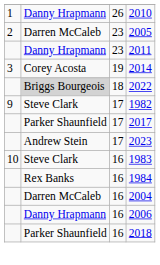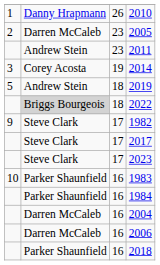(65, 50) Danny Hrapmann -> (56, 50) Andrew Stein
+ row: (140, 86)
(65, 123) Parker Shaunfield -> (51, 141) Steve Clark
(56, 141) Andrew Stein -> (51, 159) Steve Clark
(51, 159) Steve Clark -> (65, 178) Parker Shaunfield
(49, 178) Rex Banks -> (65, 196) Parker Shaunfield
(65, 214) Danny Hrapmann -> (62, 232) Darren McCaleb
